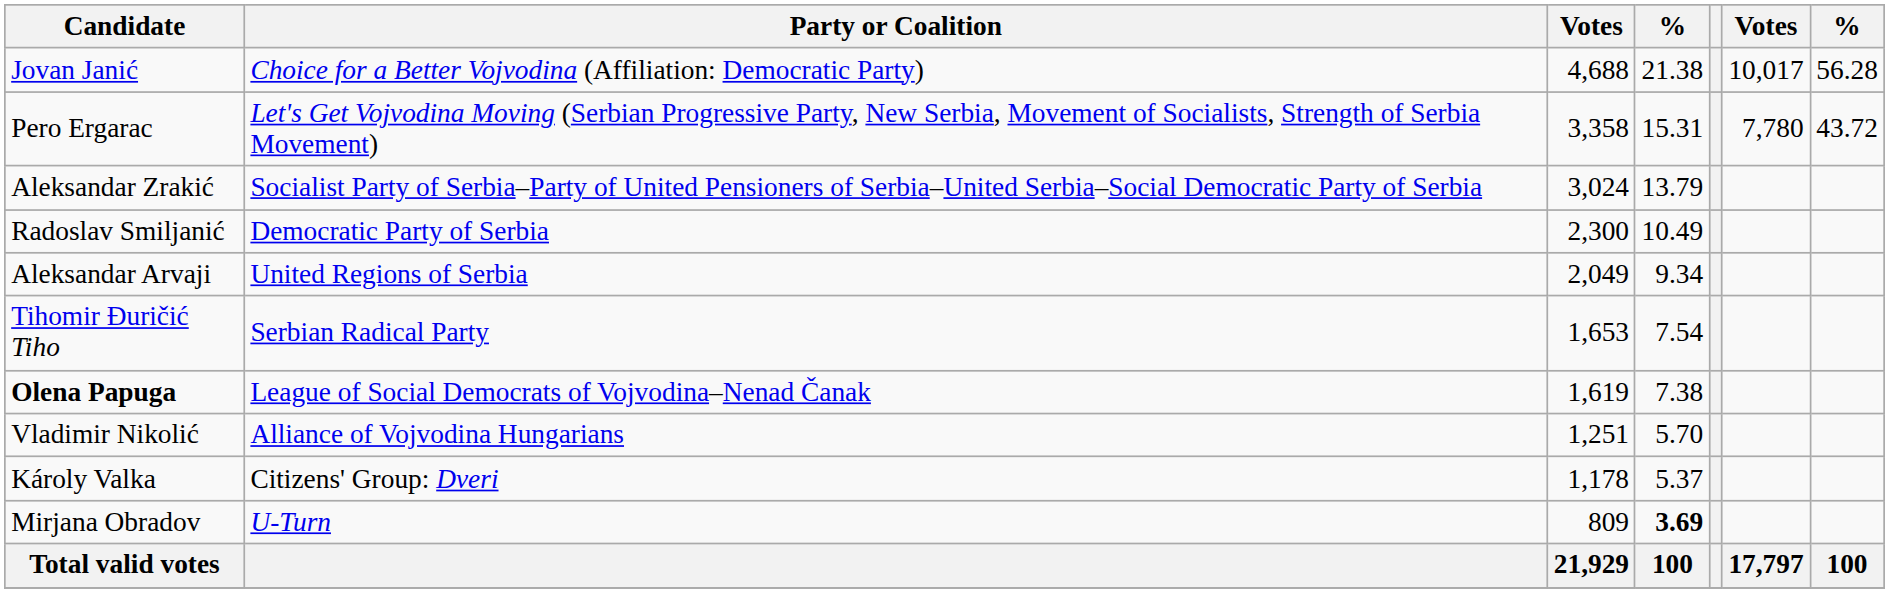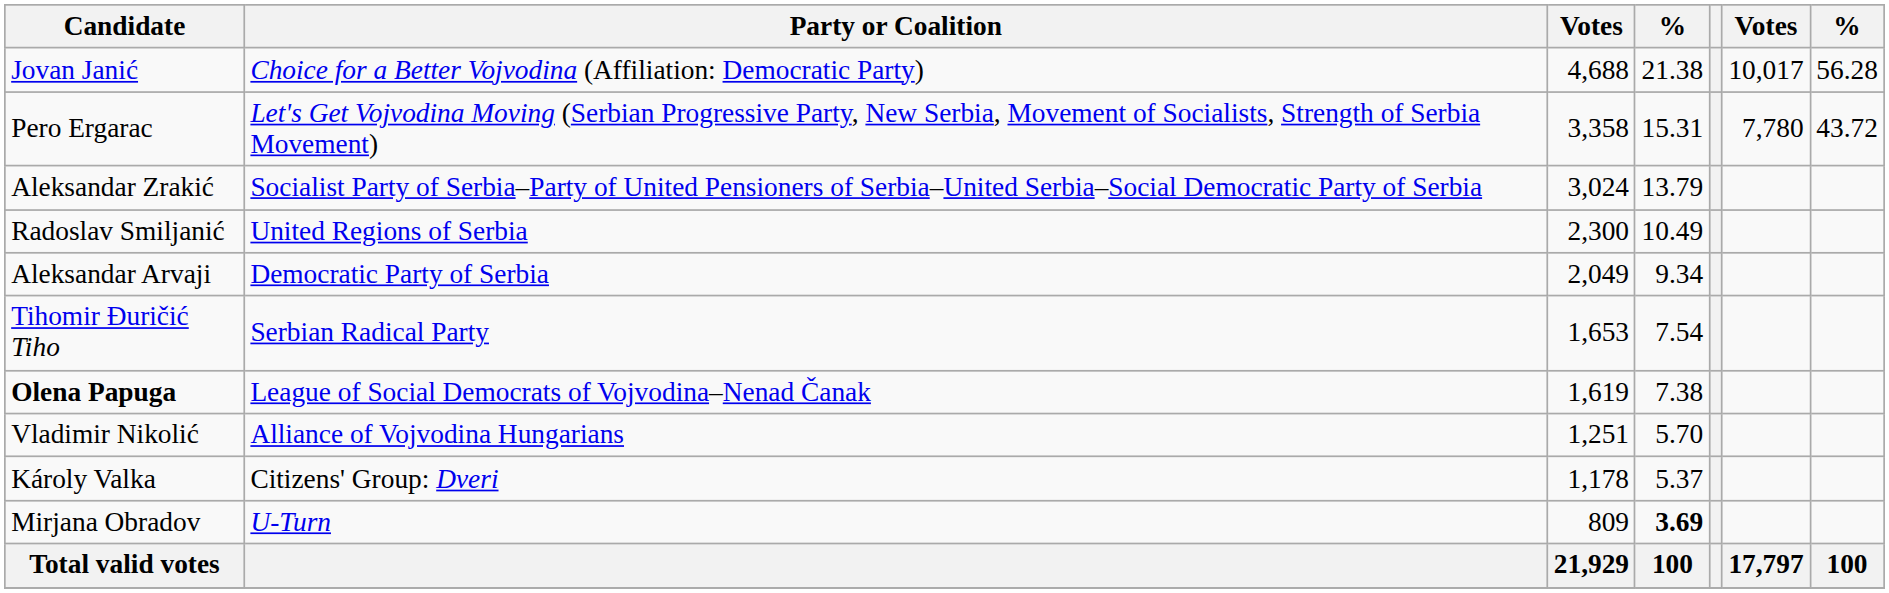(400, 230) Democratic Party of Serbia -> (389, 230) United Regions of Serbia
(389, 273) United Regions of Serbia -> (400, 273) Democratic Party of Serbia
